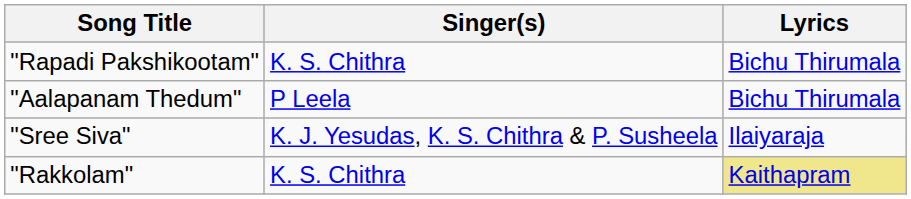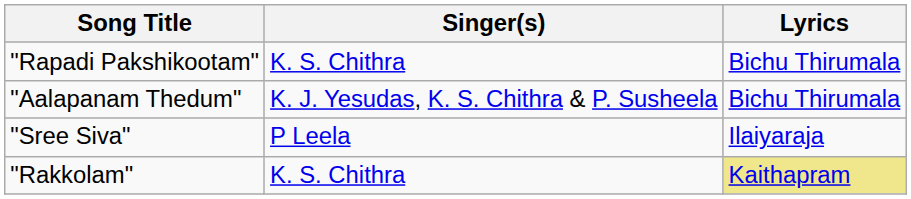(310, 99) P Leela -> (494, 99) K. J. Yesudas, K. S. Chithra & P. Susheela
(494, 136) K. J. Yesudas, K. S. Chithra & P. Susheela -> (310, 136) P Leela
